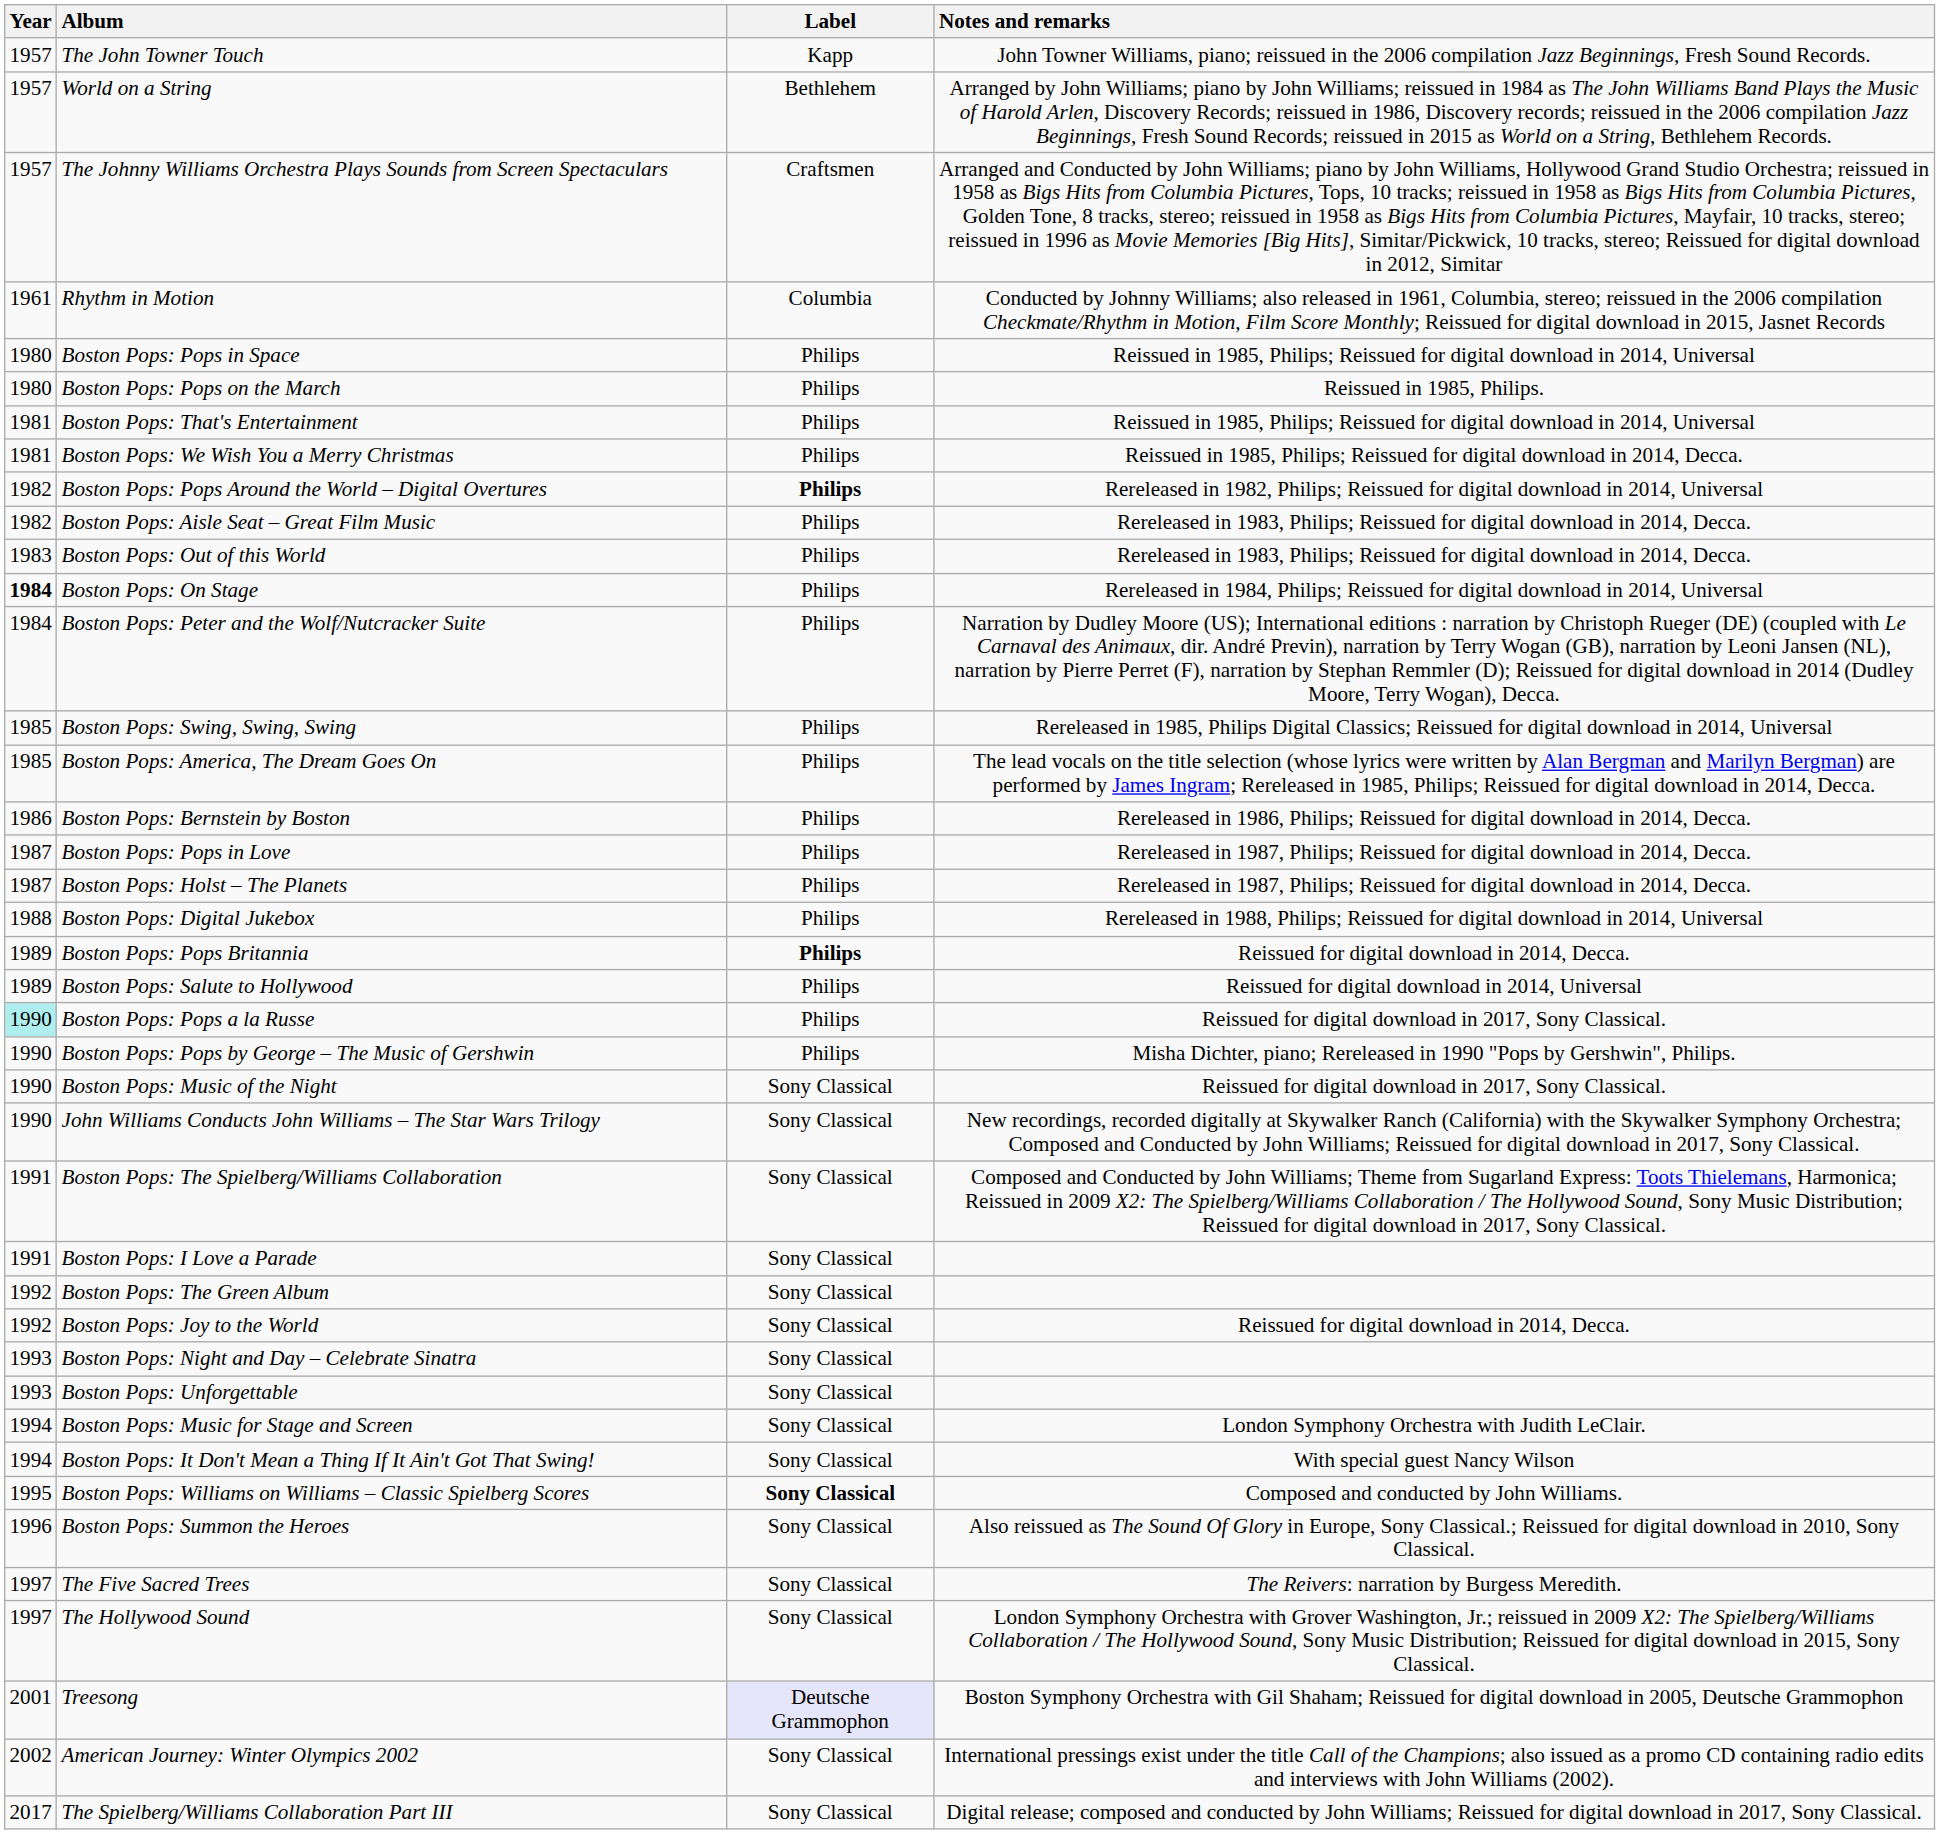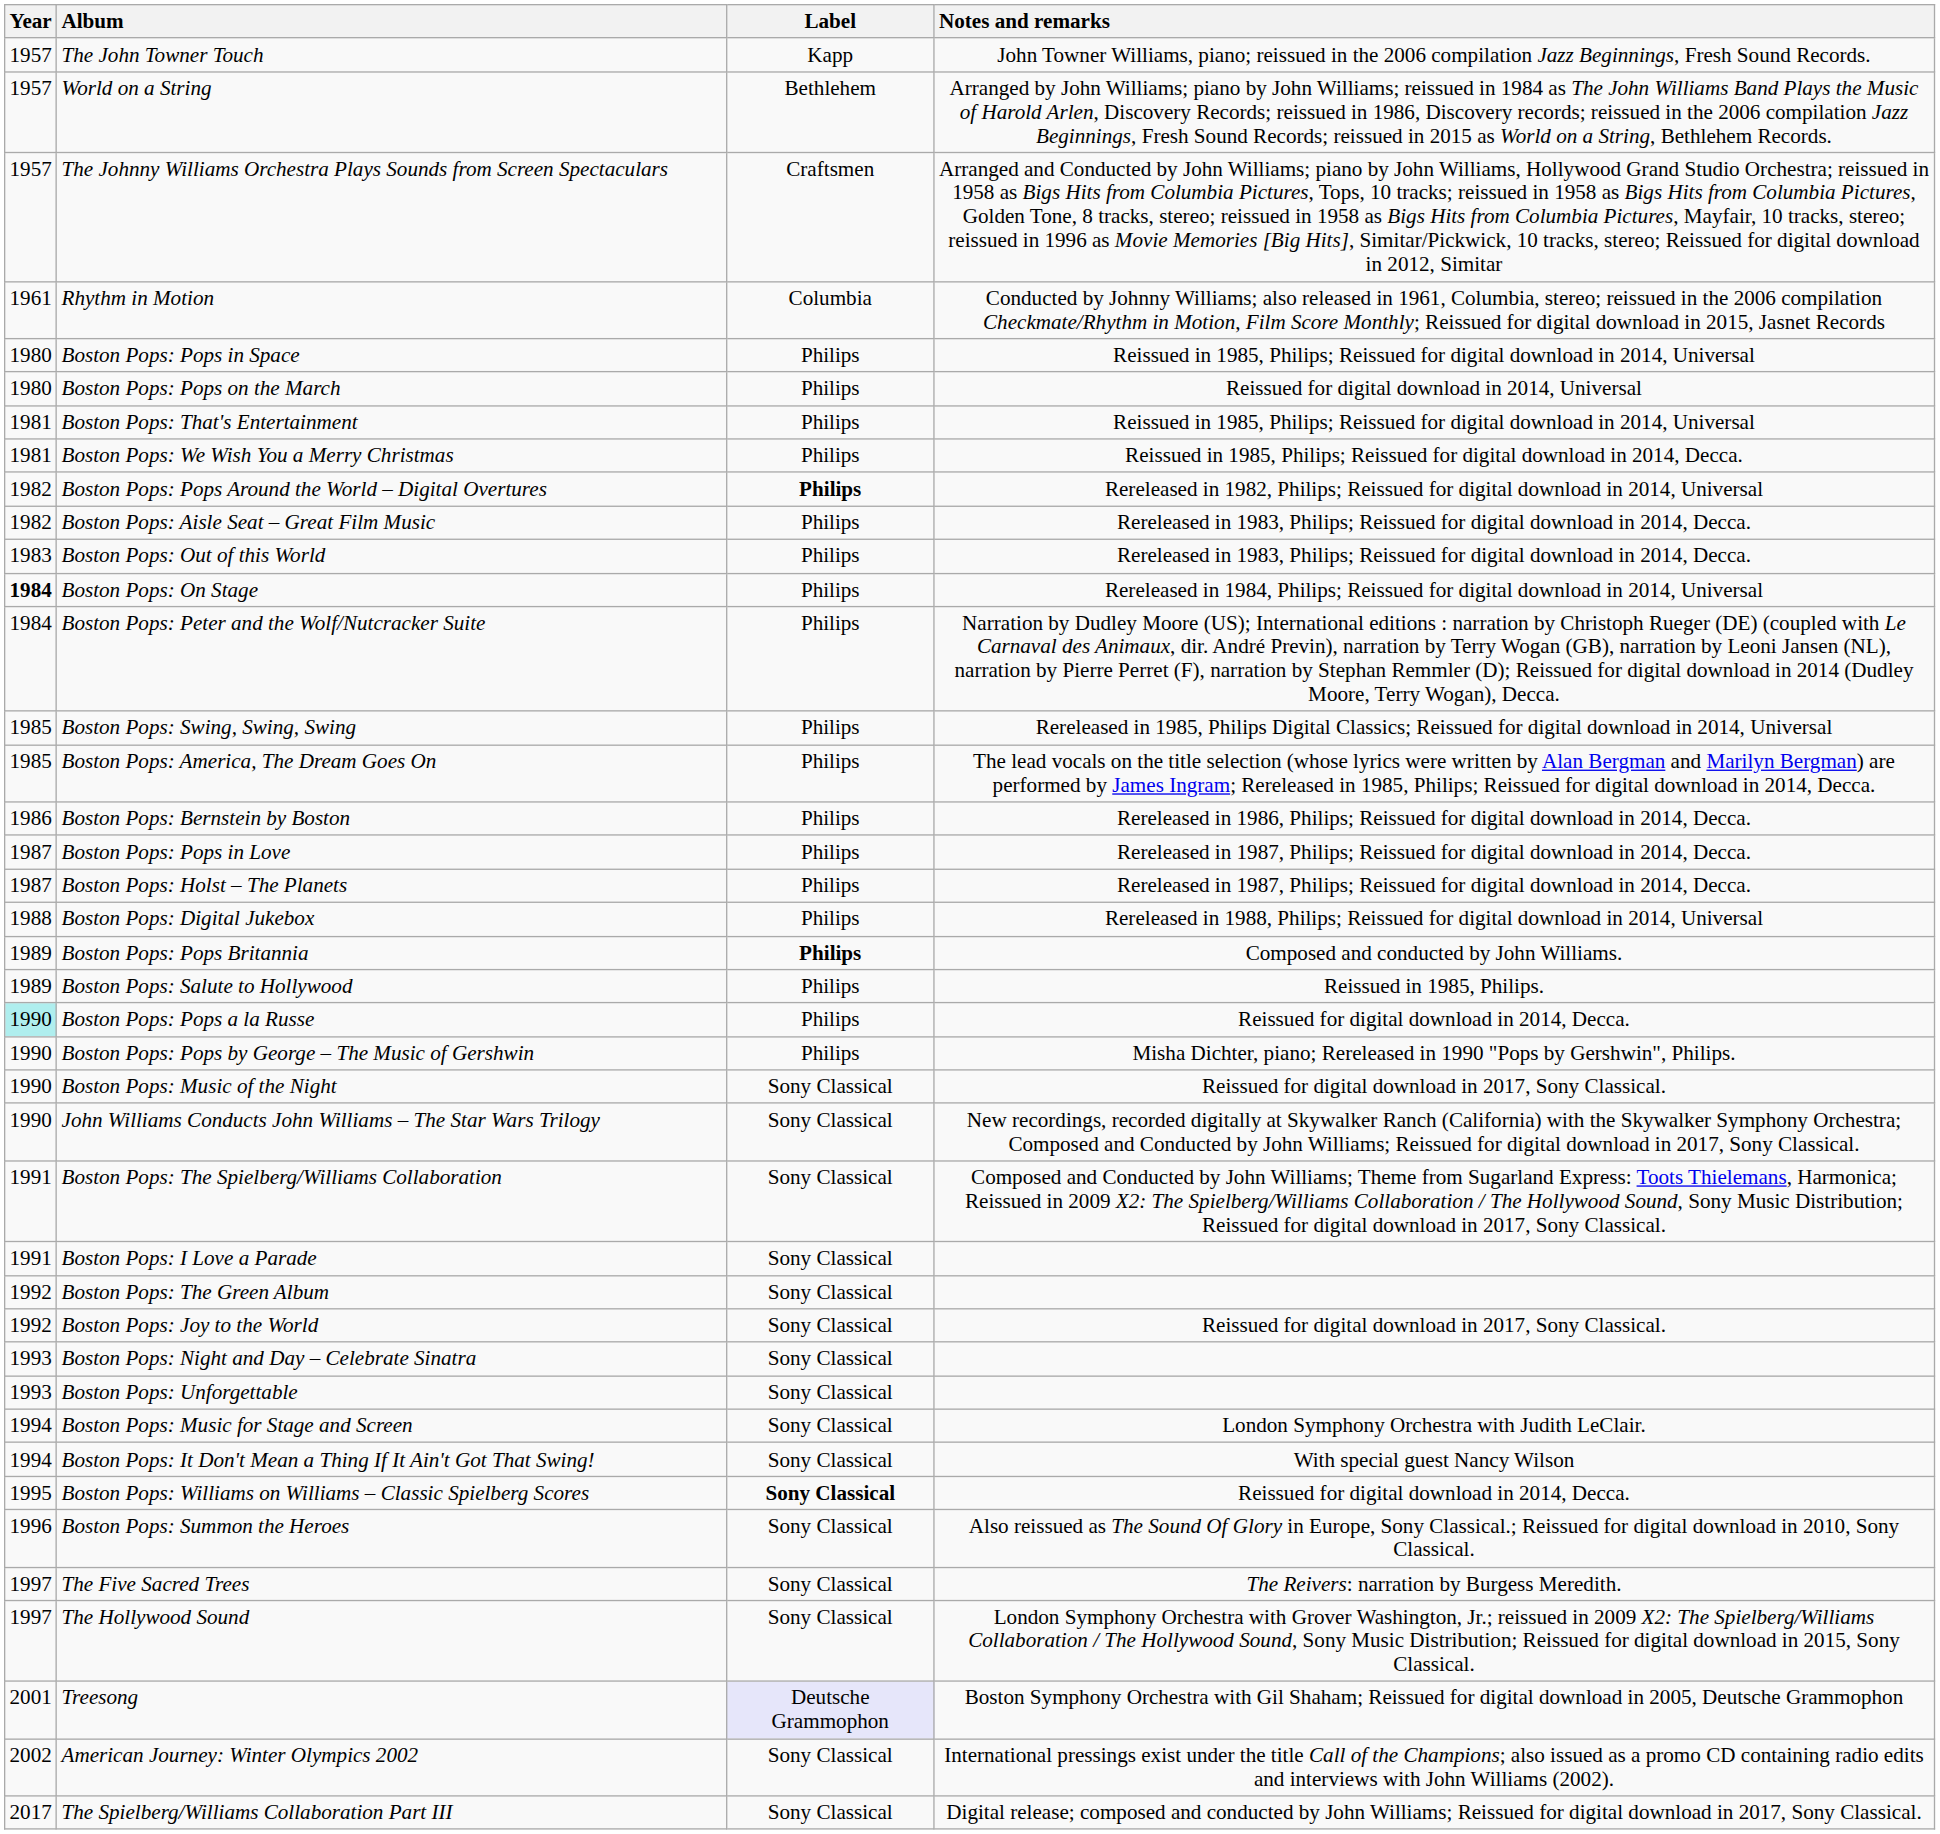(1434, 388) Reissued in 1985, Philips. -> (1434, 388) Reissued for digital download in 2014, Universal
(1434, 952) Reissued for digital download in 2014, Decca. -> (1434, 952) Composed and conducted by John Williams.
(1434, 986) Reissued for digital download in 2014, Universal -> (1434, 986) Reissued in 1985, Philips.
(1434, 1019) Reissued for digital download in 2017, Sony Classical. -> (1434, 1019) Reissued for digital download in 2014, Decca.
(1434, 1325) Reissued for digital download in 2014, Decca. -> (1434, 1325) Reissued for digital download in 2017, Sony Classical.
(1434, 1492) Composed and conducted by John Williams. -> (1434, 1492) Reissued for digital download in 2014, Decca.
